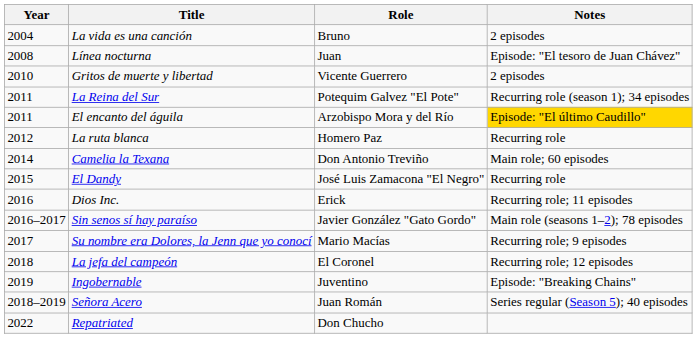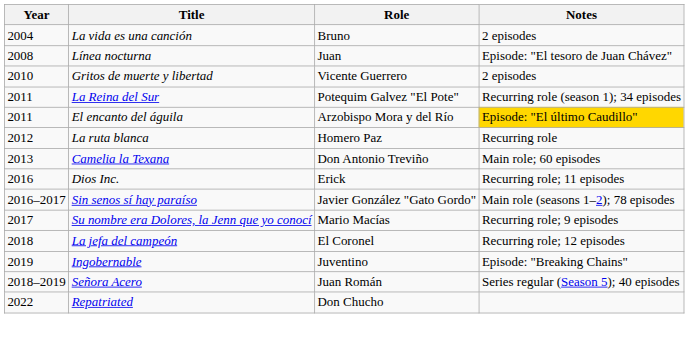(20, 158) 2014 -> (20, 158) 2013
- row: (96, 179)
